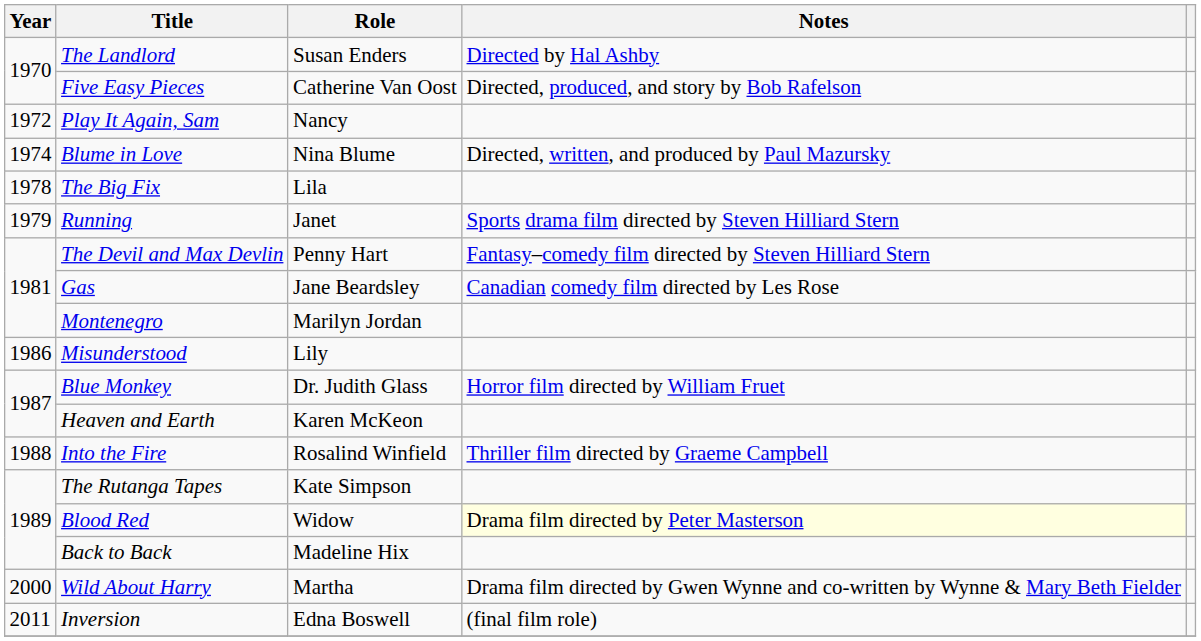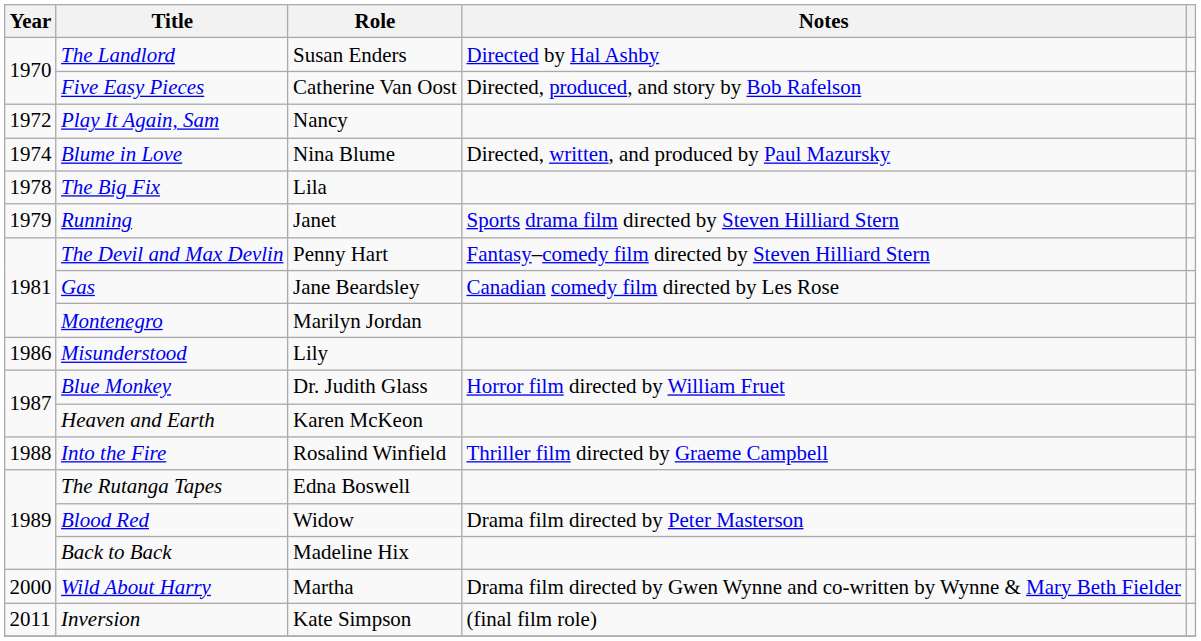(352, 486) Kate Simpson -> (352, 486) Edna Boswell
(635, 519) lightyellow background -> (635, 519) no background
(352, 619) Edna Boswell -> (352, 619) Kate Simpson
